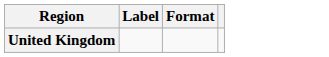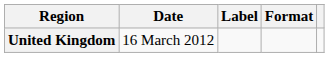+ column: (168, 16)
